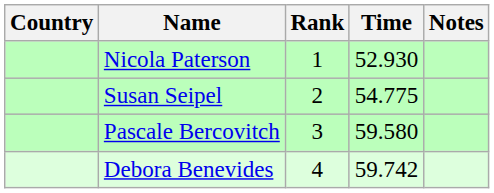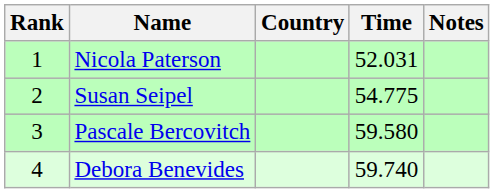columns swapped: (317, 22) <-> (52, 22)
(387, 59) 52.930 -> (387, 59) 52.031
(387, 168) 59.742 -> (387, 168) 59.740
